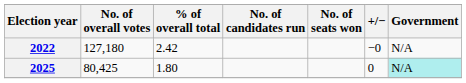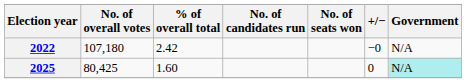(104, 48) 127,180 -> (104, 48) 107,180
(167, 68) 1.80 -> (167, 68) 1.60
